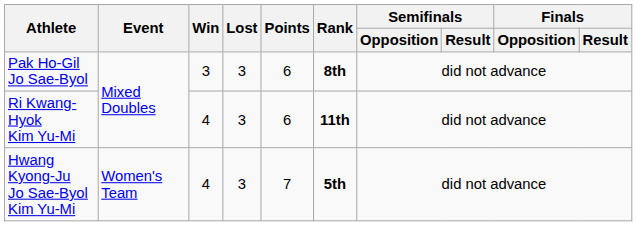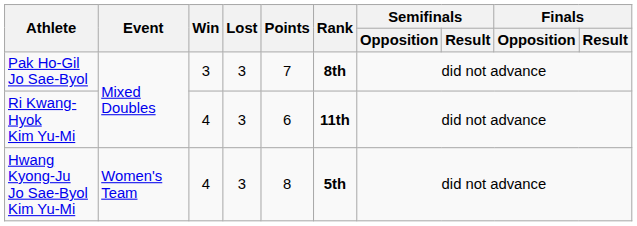(287, 72) 6 -> (287, 72) 7
(287, 185) 7 -> (287, 185) 8
